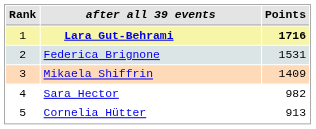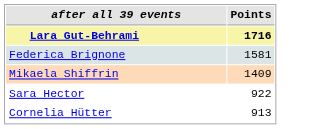- column: (23, 15)
(292, 55) 1531 -> (258, 55) 1581
(296, 94) 982 -> (261, 94) 922
